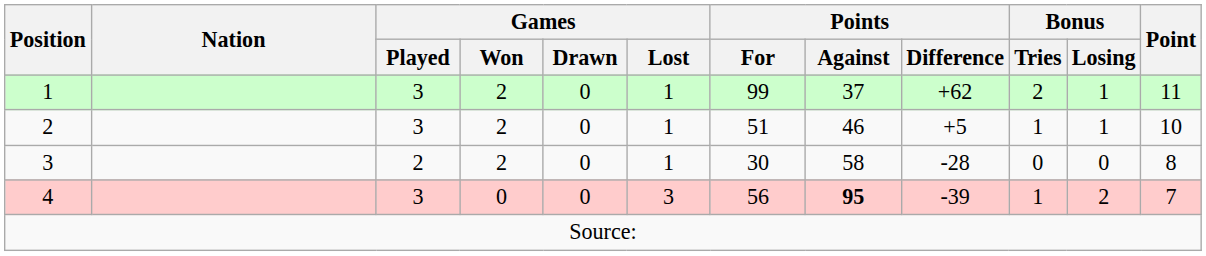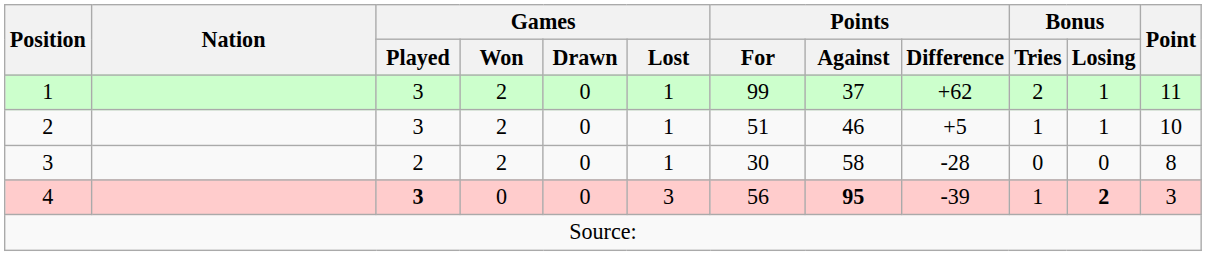(418, 197) normal -> (418, 197) bold
(1104, 197) normal -> (1104, 197) bold
(1171, 197) 7 -> (1171, 197) 3
